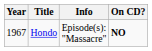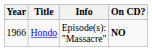(16, 33) 1967 -> (16, 33) 1966
